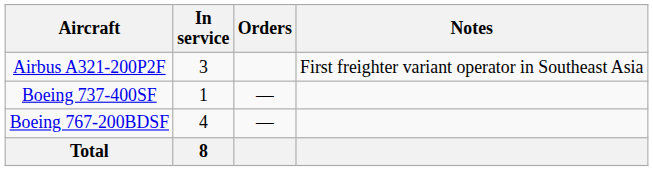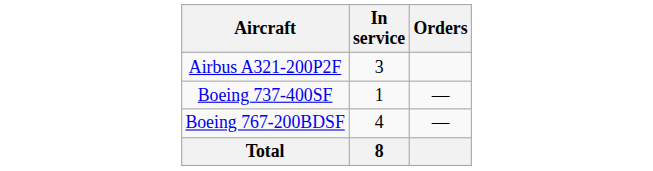- column: (472, 28)
